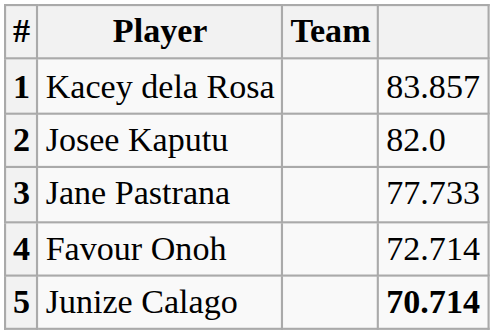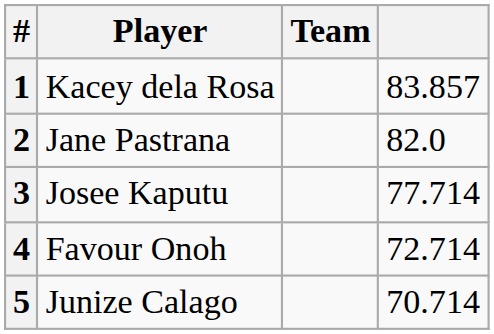(137, 139) Josee Kaputu -> (138, 139) Jane Pastrana
(138, 193) Jane Pastrana -> (137, 193) Josee Kaputu
(433, 193) 77.733 -> (433, 193) 77.714
(433, 301) bold -> (433, 301) normal
